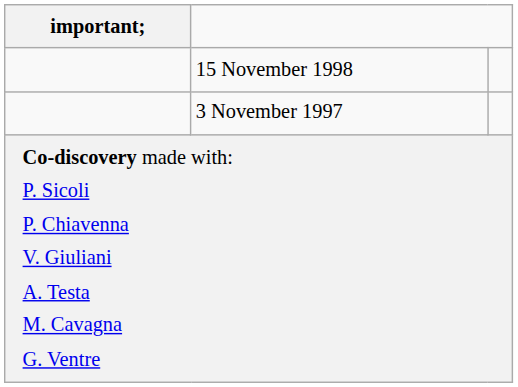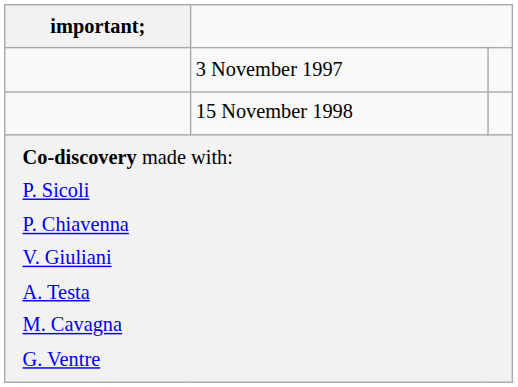rows swapped: (274, 69) <-> (269, 112)
